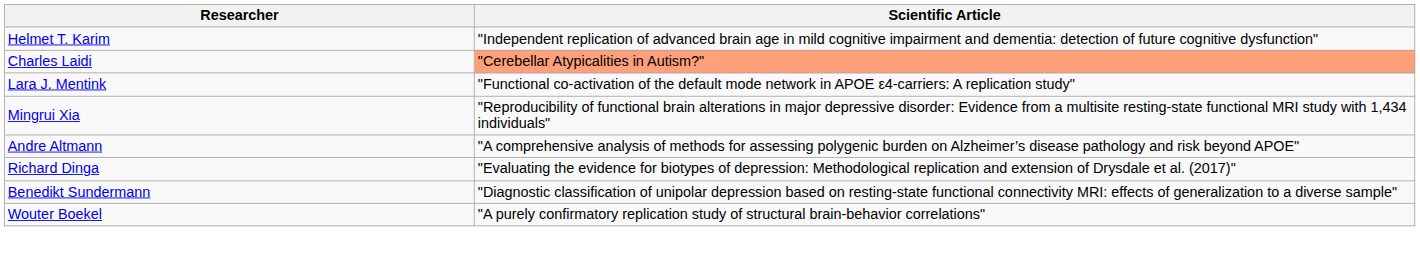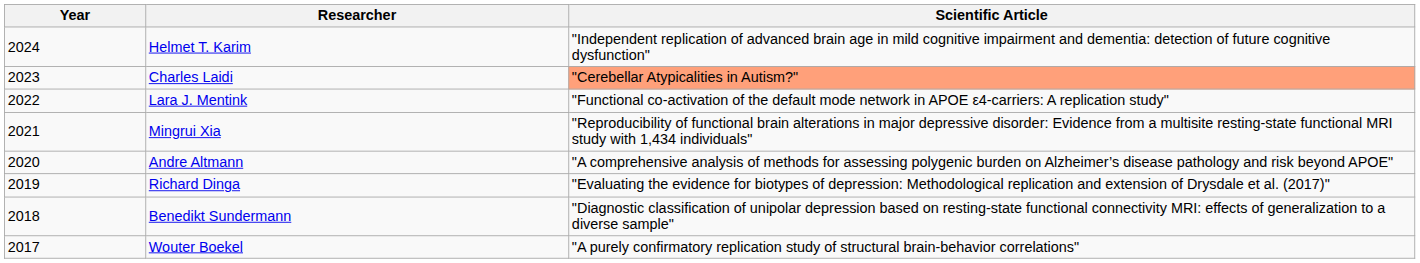+ column: (75, 15)
